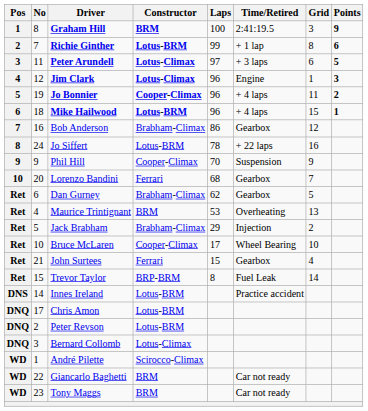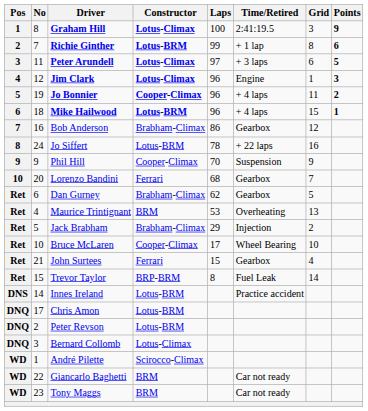(147, 29) BRM -> (165, 29) Lotus-Climax
